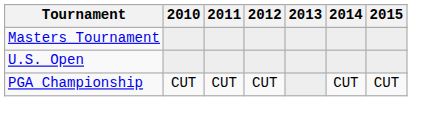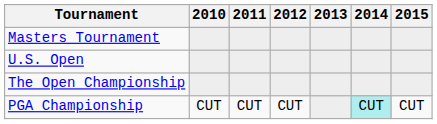+ row: (97, 84)
(346, 84) no background -> (371, 107) paleturquoise background
